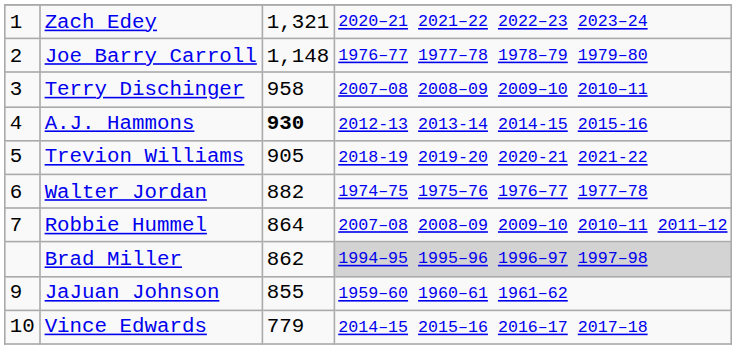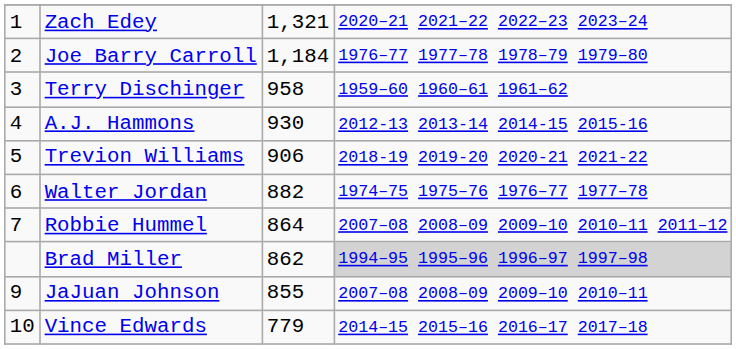(298, 56) 1,148 -> (298, 56) 1,184
(493, 90) 2007–08 2008–09 2009–10 2010–11 -> (453, 90) 1959–60 1960–61 1961–62
(285, 123) bold -> (285, 123) normal
(285, 157) 905 -> (285, 157) 906
(453, 293) 1959–60 1960–61 1961–62 -> (493, 293) 2007–08 2008–09 2009–10 2010–11
